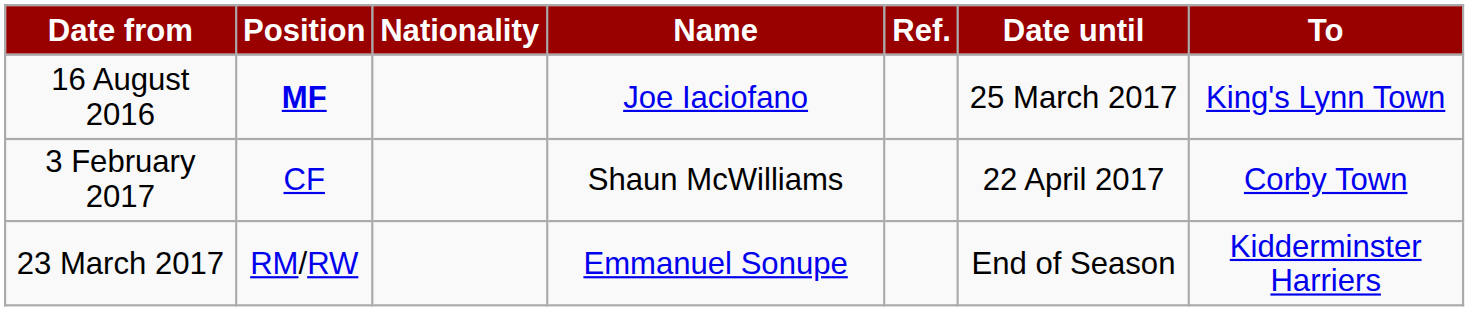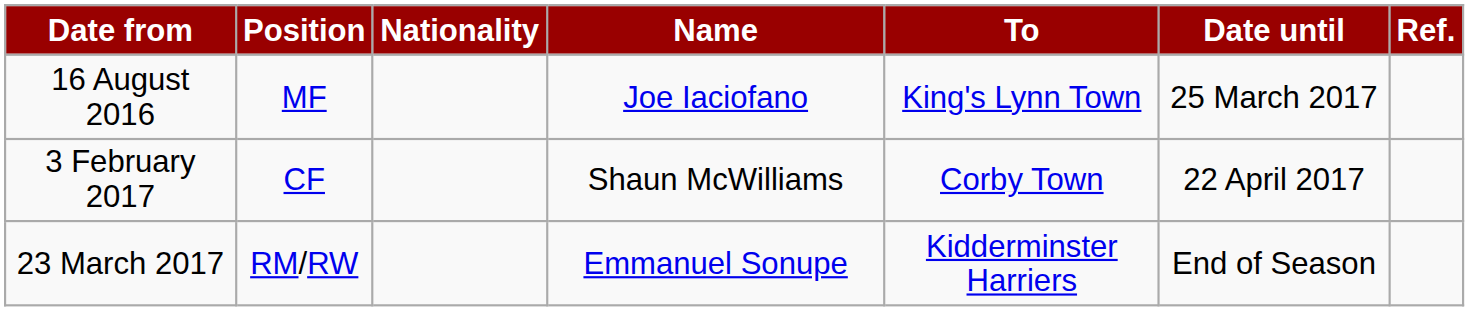columns swapped: (1326, 30) <-> (922, 30)
(304, 96) bold -> (304, 96) normal
